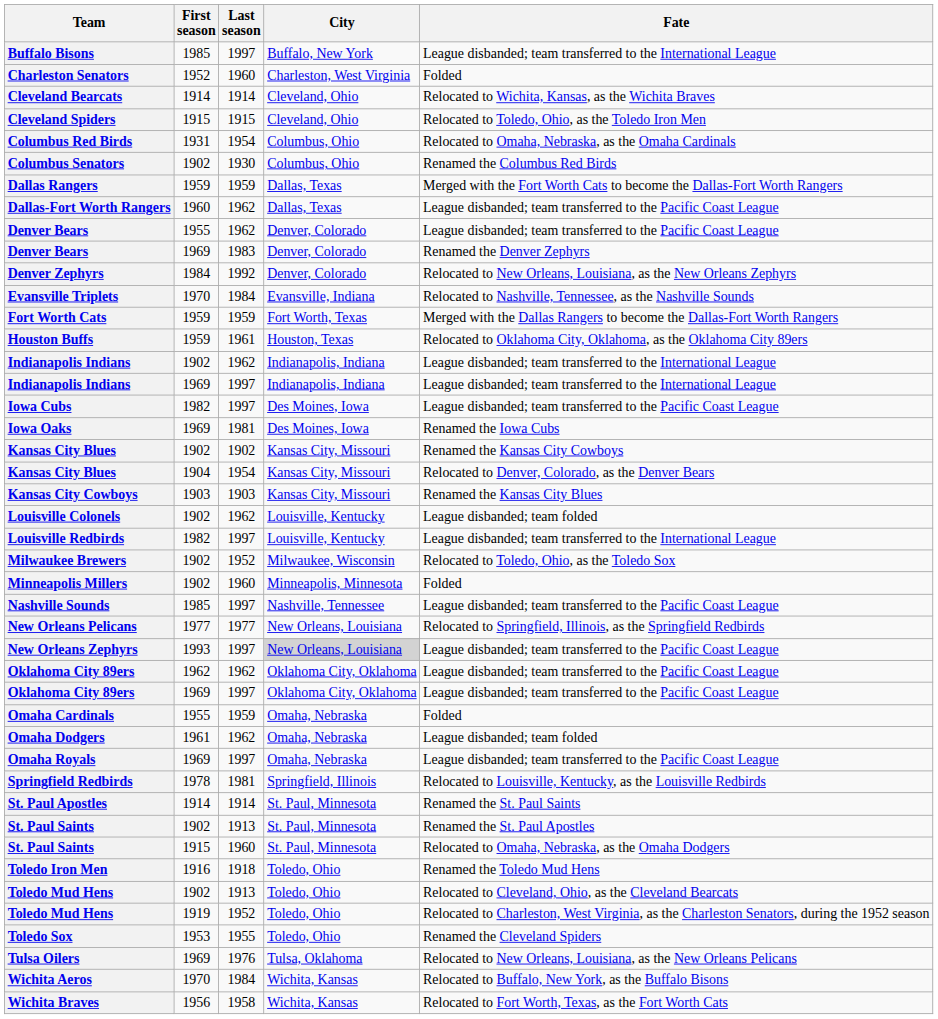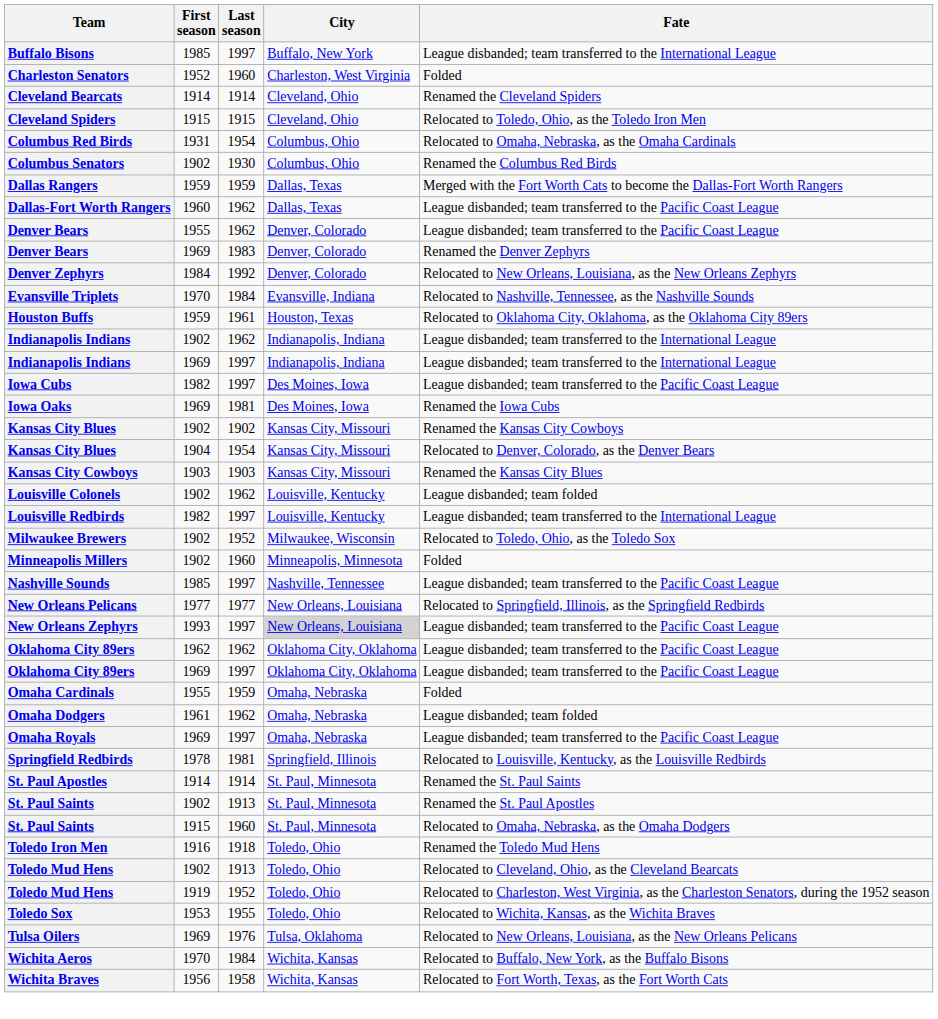(569, 97) Relocated to Wichita, Kansas, as the Wichita Braves -> (512, 97) Renamed the Cleveland Spiders
- row: (57, 318)
(512, 936) Renamed the Cleveland Spiders -> (569, 914) Relocated to Wichita, Kansas, as the Wichita Braves
